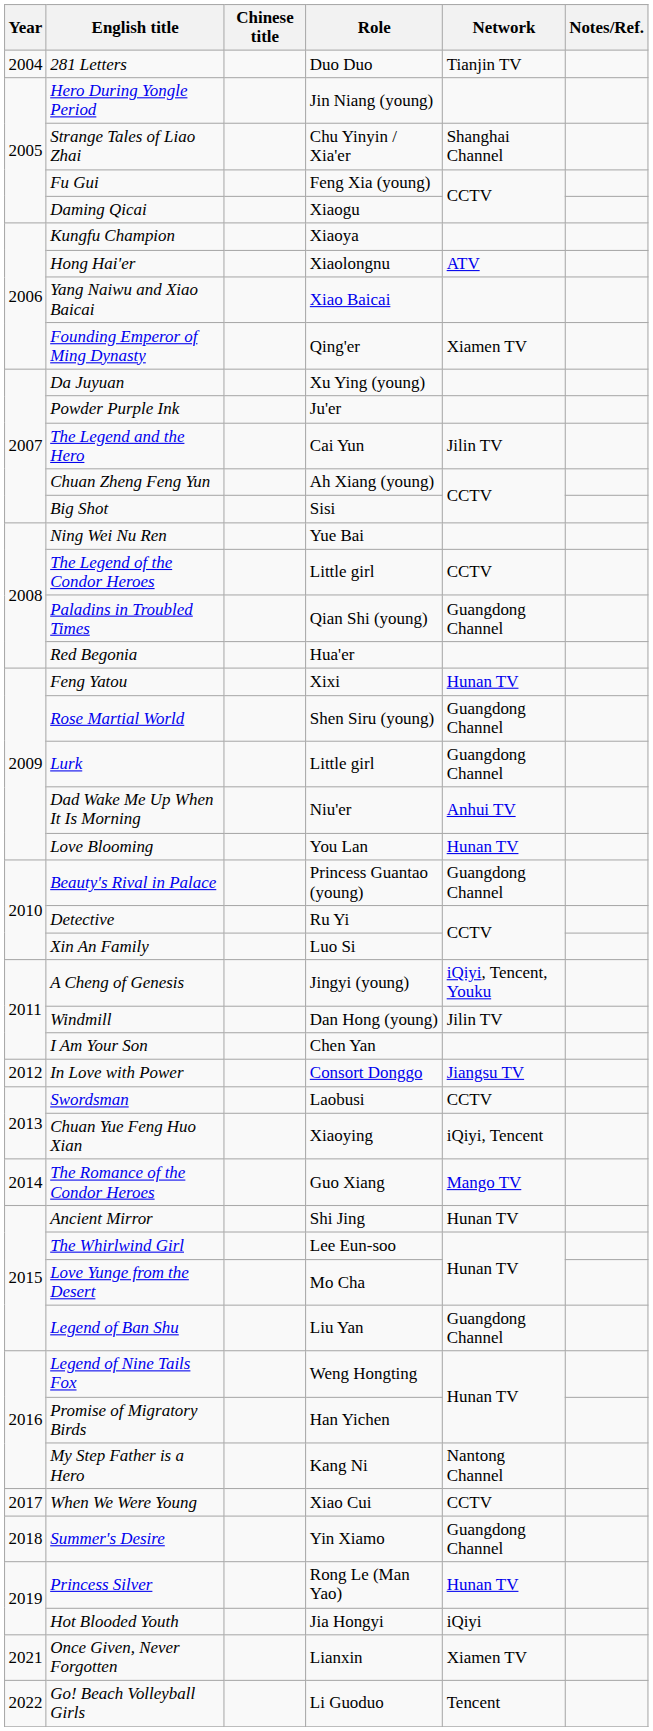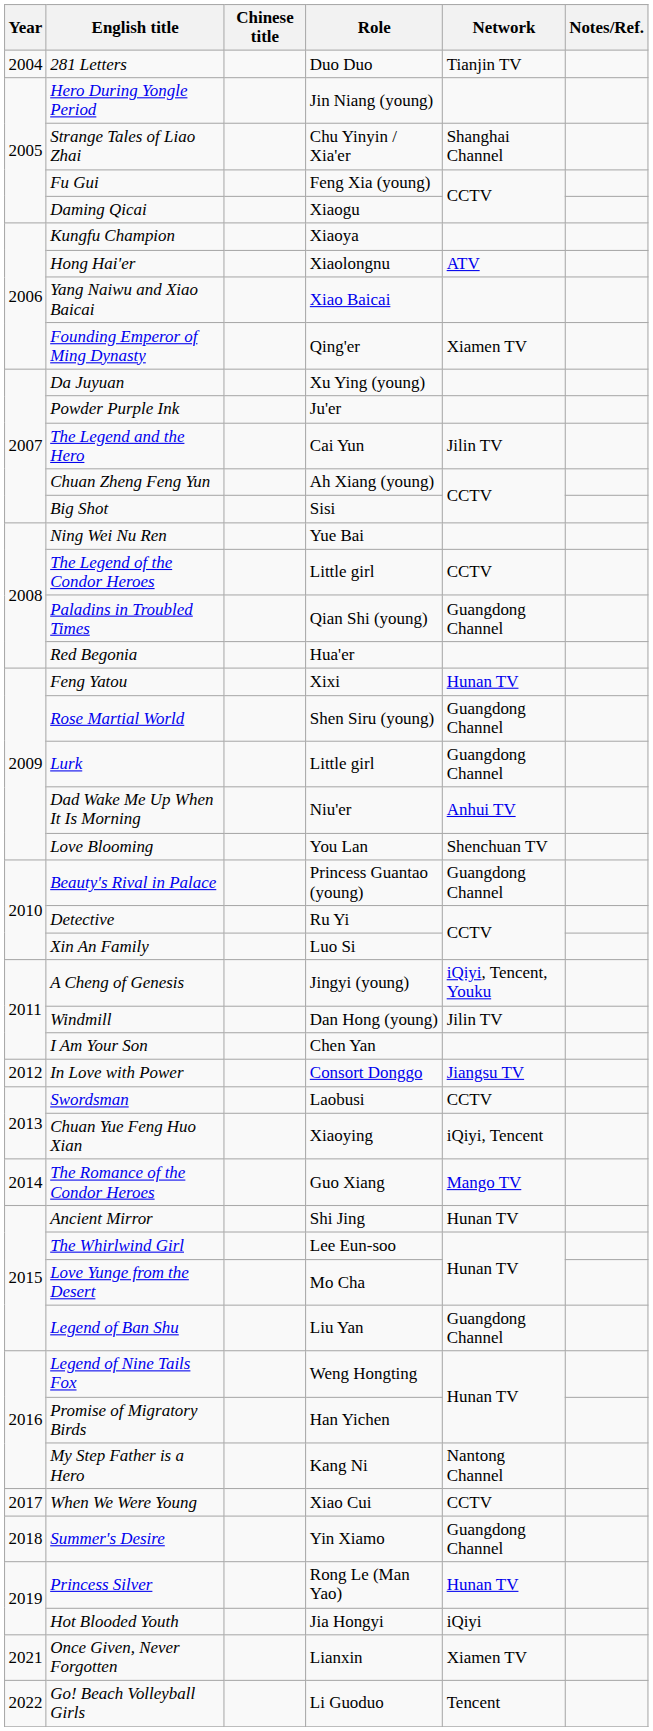(483, 846) Hunan TV -> (497, 846) Shenchuan TV
